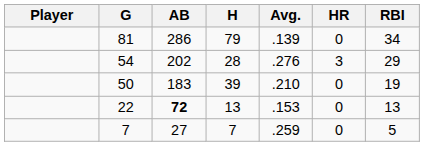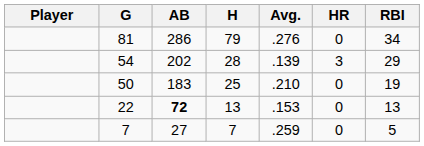(286, 38) .139 -> (286, 38) .276
(286, 61) .276 -> (286, 61) .139
(232, 84) 39 -> (232, 84) 25
